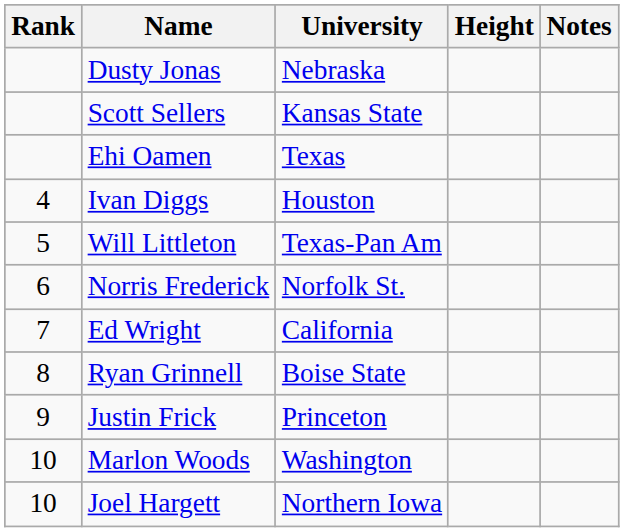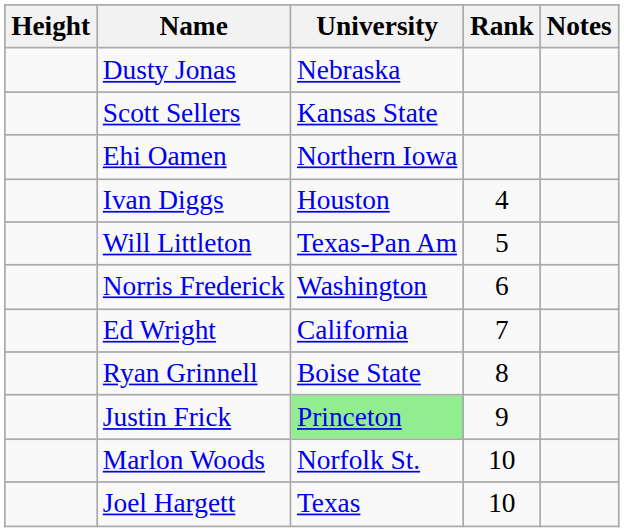columns swapped: (43, 26) <-> (494, 26)
(314, 156) Texas -> (377, 156) Northern Iowa
(343, 286) Norfolk St. -> (362, 286) Washington
(334, 416) no background -> (349, 416) lightgreen background
(347, 460) Washington -> (359, 460) Norfolk St.
(362, 503) Northern Iowa -> (329, 503) Texas
